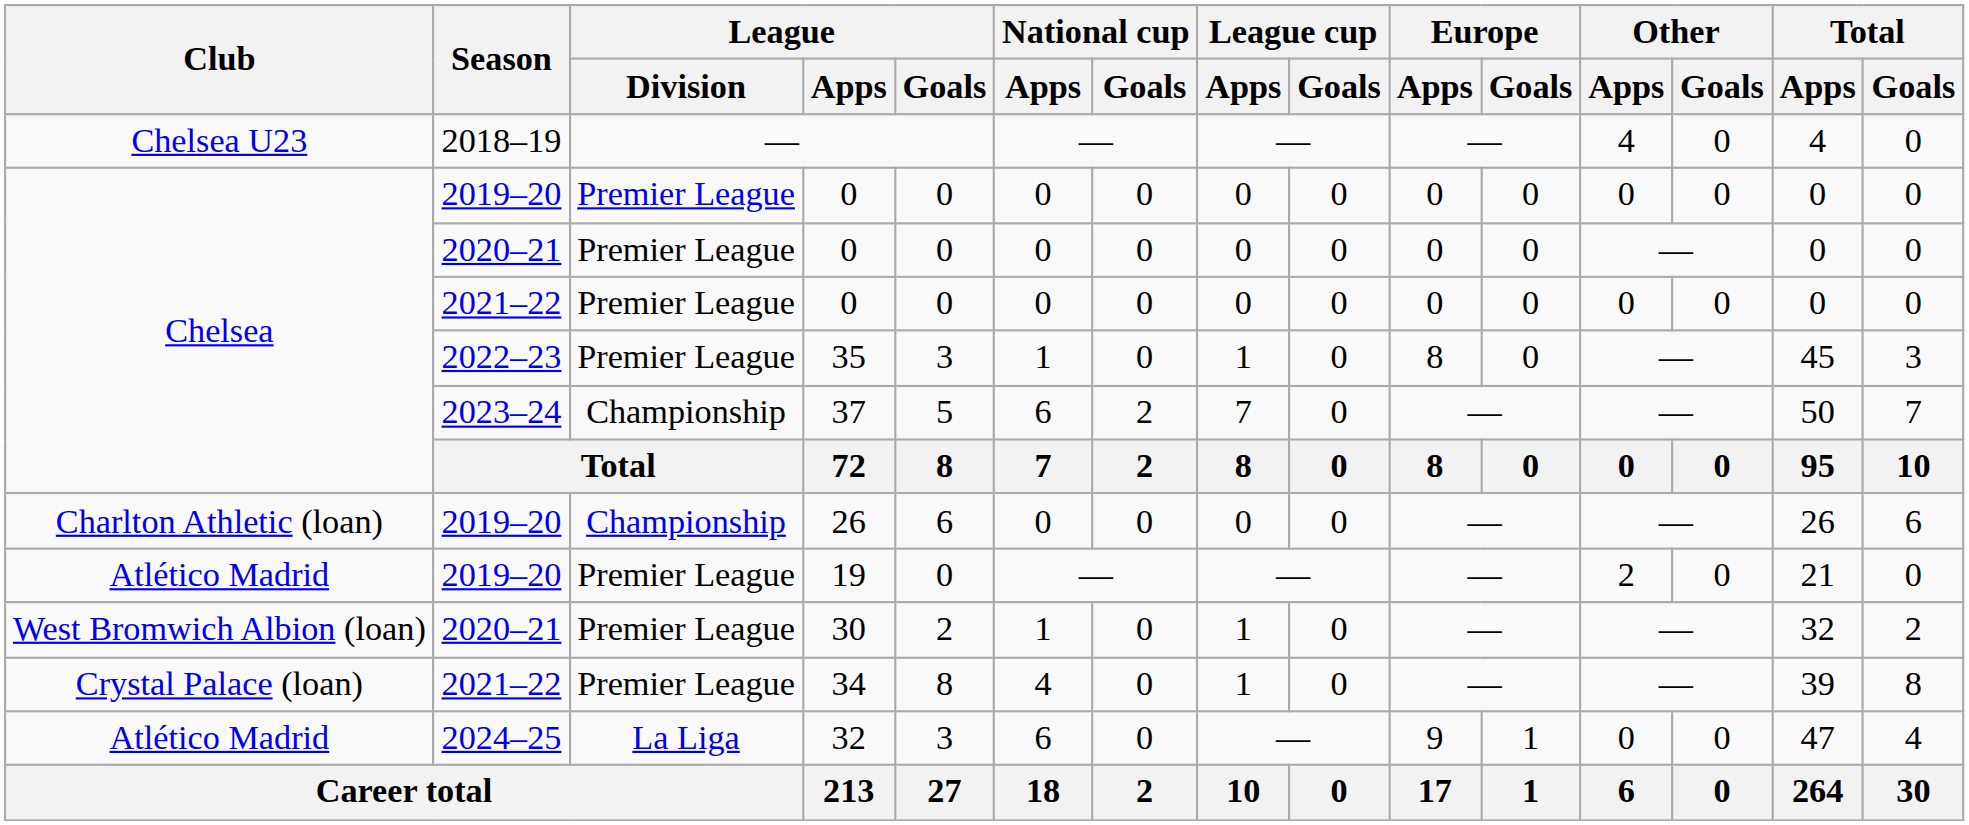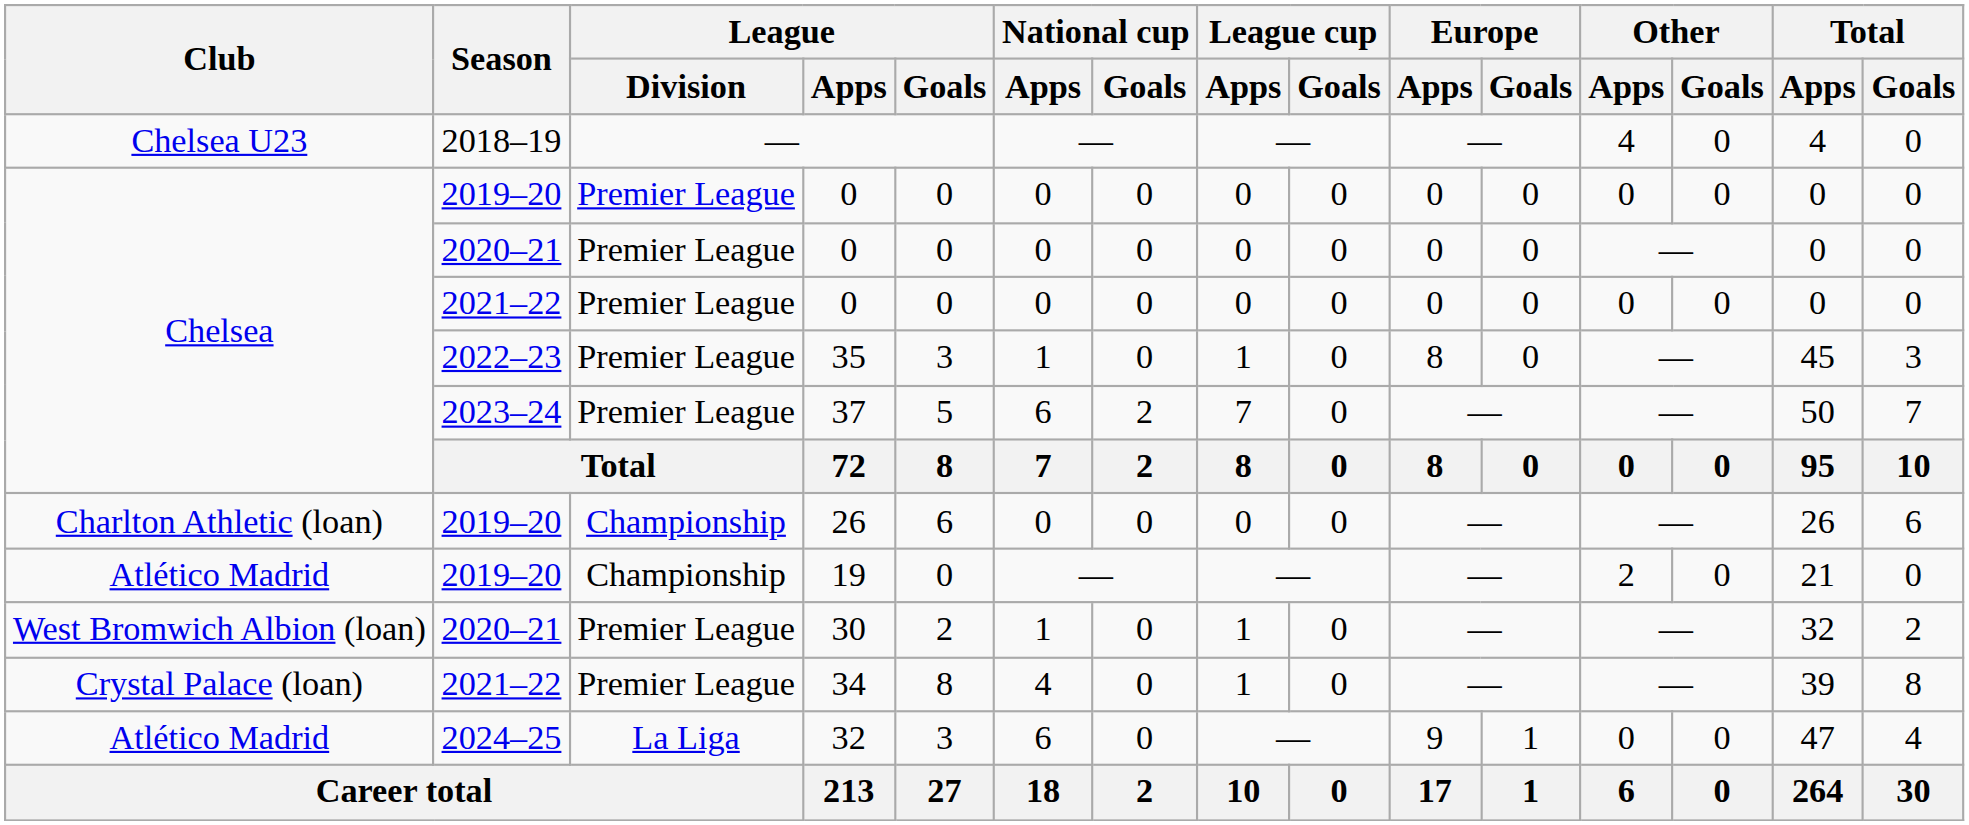(686, 411) Championship -> (686, 411) Premier League
(686, 574) Premier League -> (686, 574) Championship
